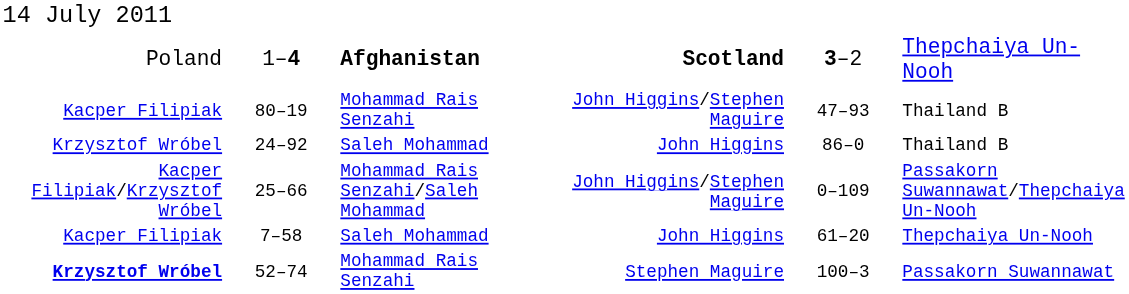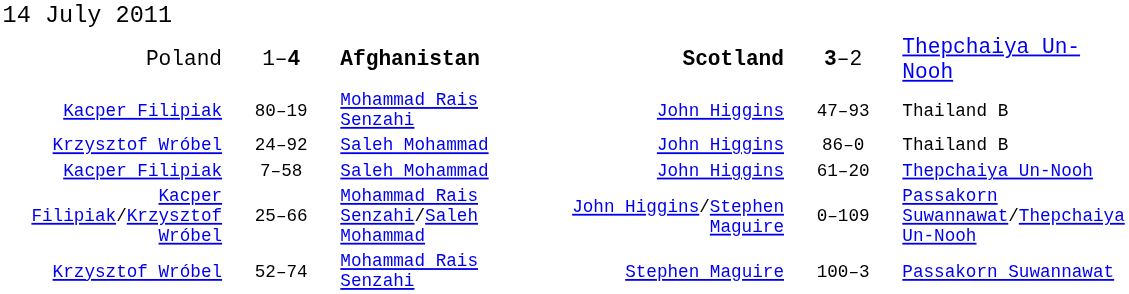(678, 111) John Higgins/Stephen Maguire -> (720, 111) John Higgins
rows swapped: (281, 191) <-> (281, 236)
(137, 272) bold -> (137, 272) normal
